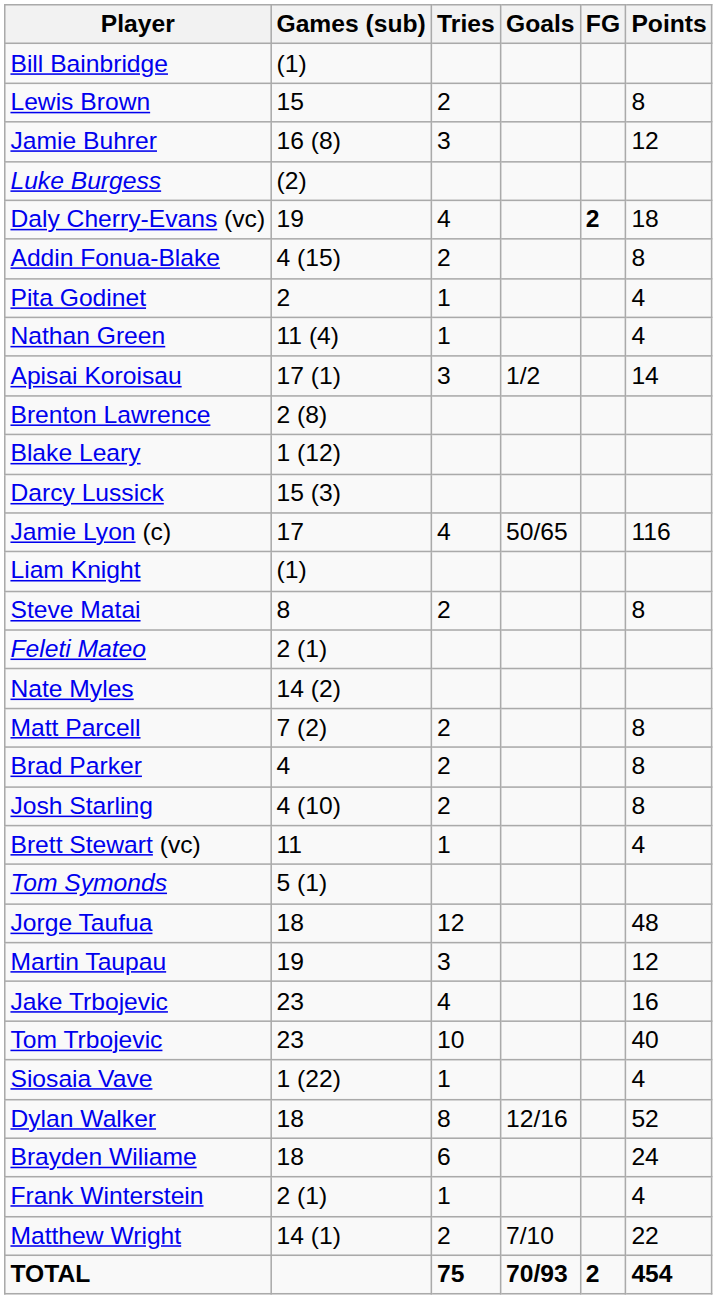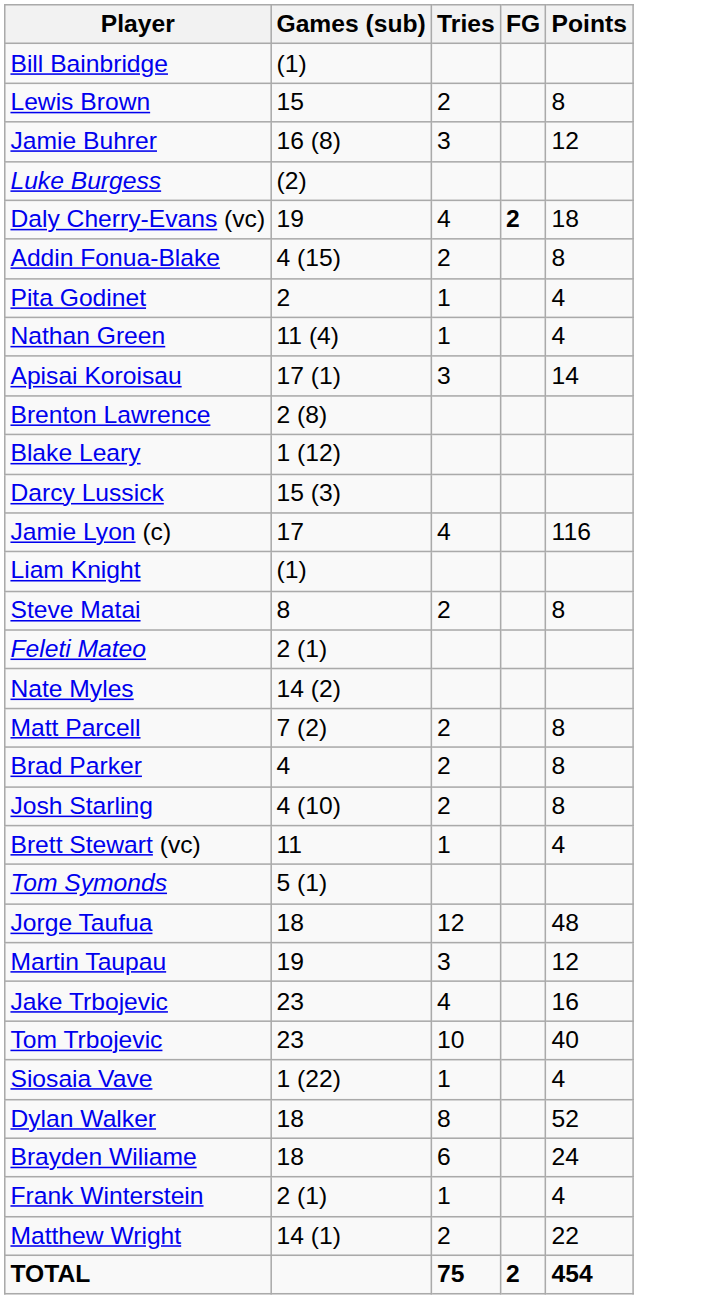- column: (540, 24)
